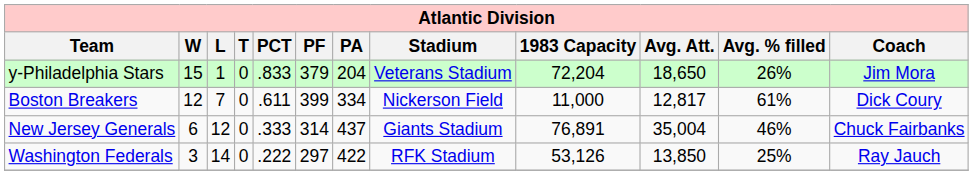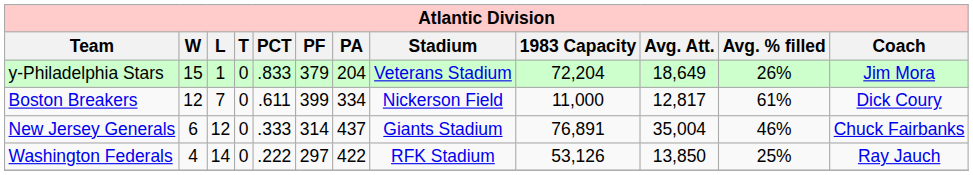(679, 73) 18,650 -> (679, 73) 18,649
(193, 156) 3 -> (193, 156) 4
